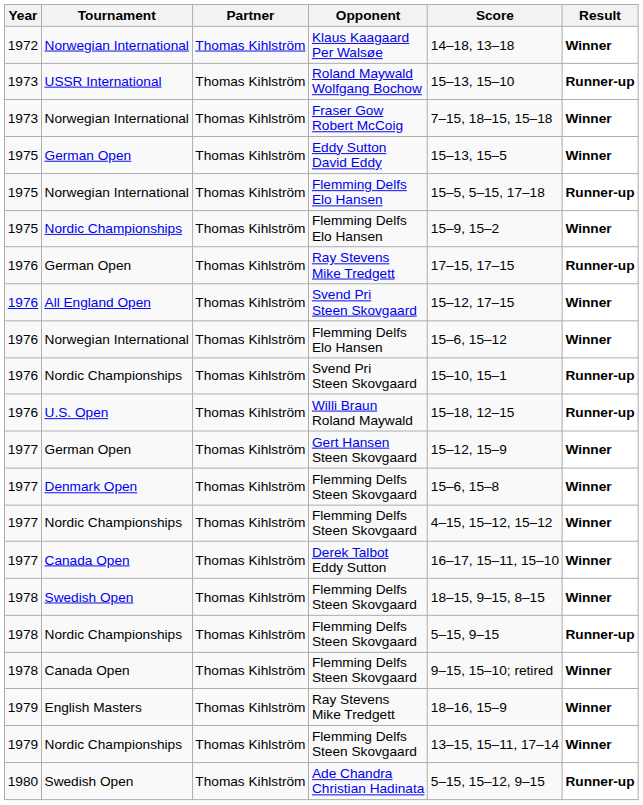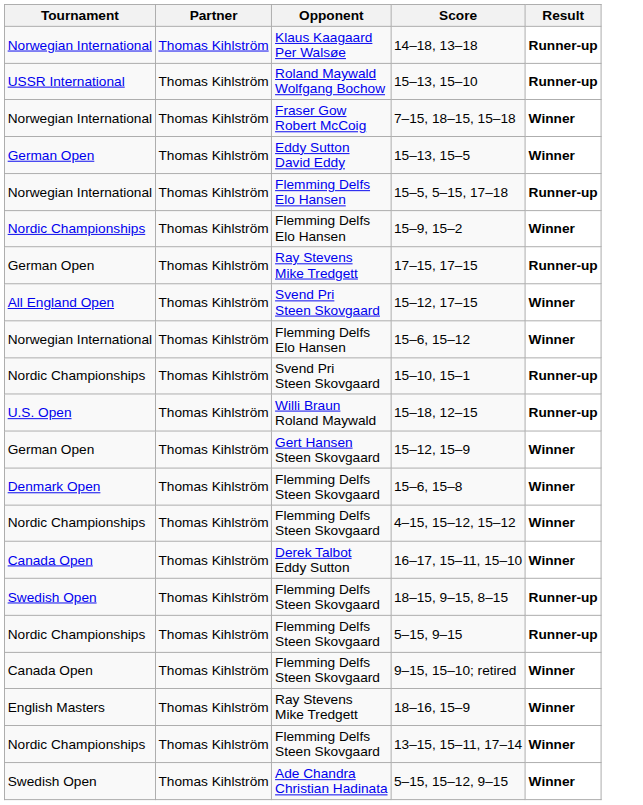- column: (23, 16)
(589, 45) Winner -> (563, 45) Runner-up
(589, 597) Winner -> (563, 597) Runner-up
(600, 781) Runner-up -> (552, 781) Winner
